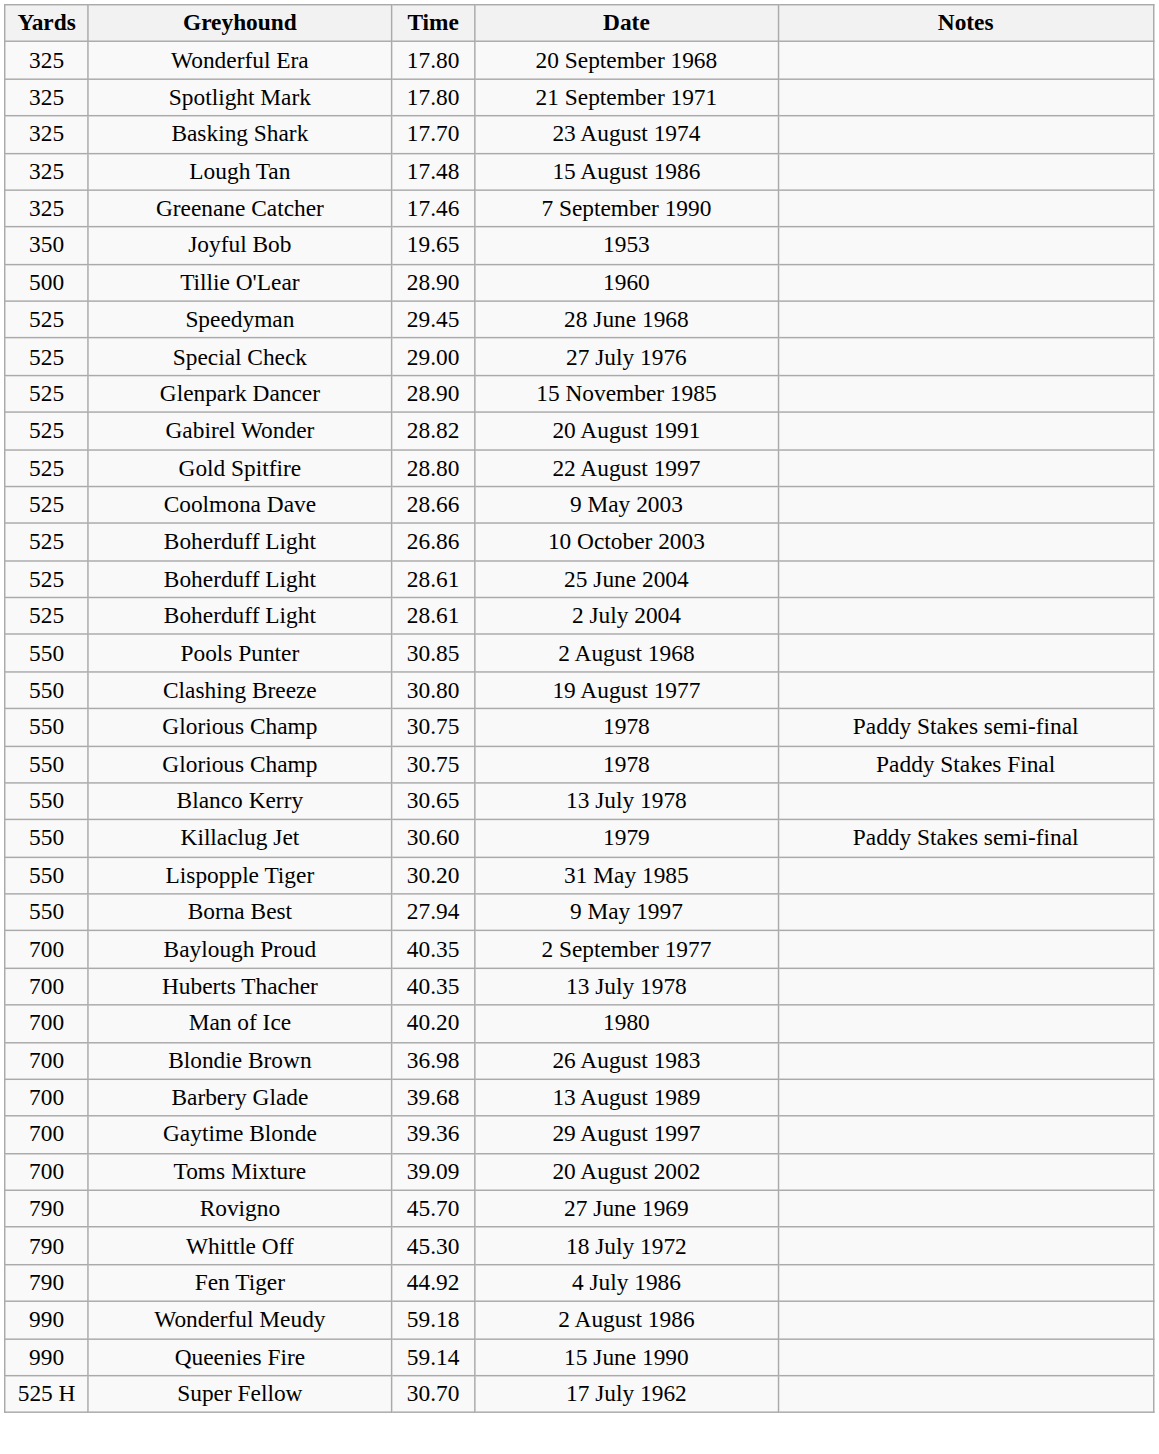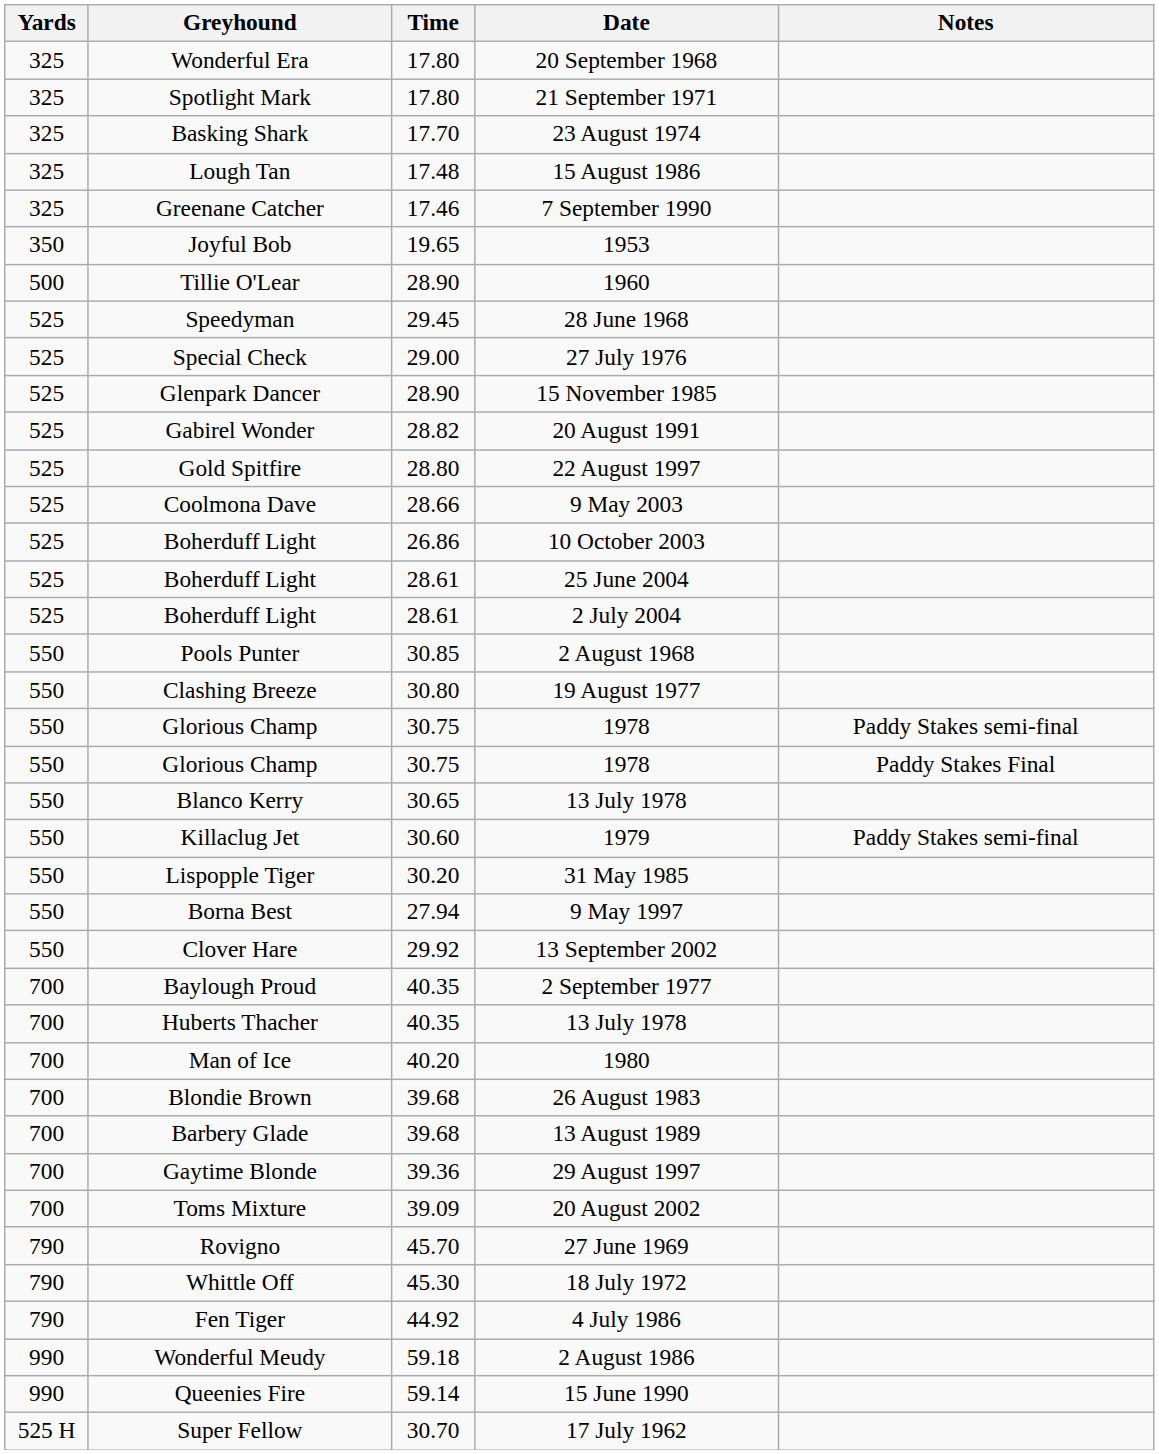+ row: (240, 949)
(433, 1060) 36.98 -> (433, 1097) 39.68
